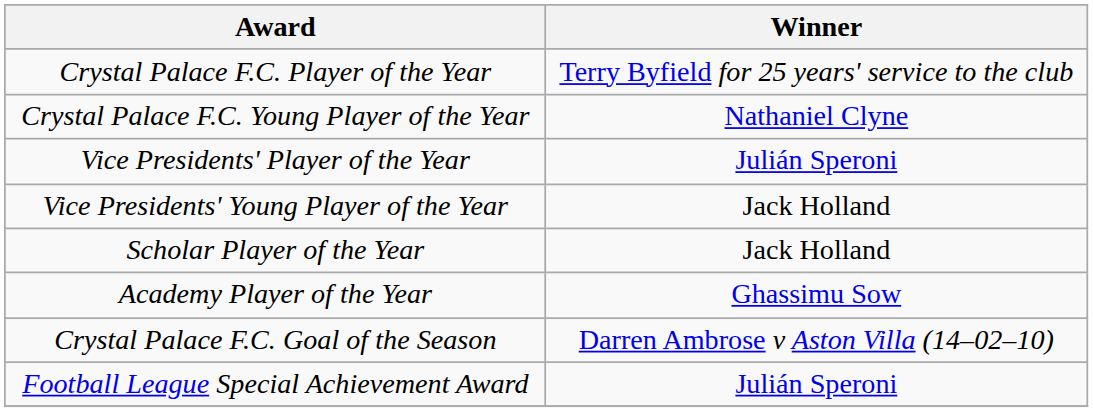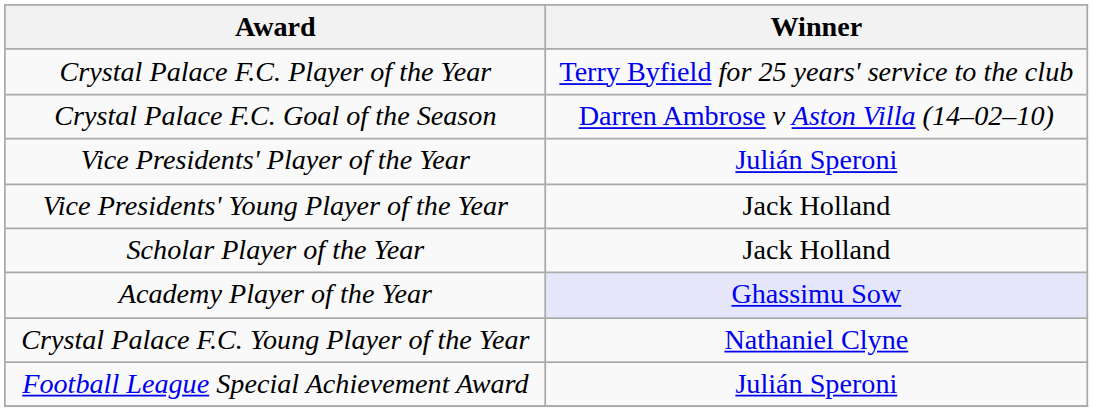rows swapped: (275, 116) <-> (275, 339)
(816, 294) no background -> (816, 294) lavender background
